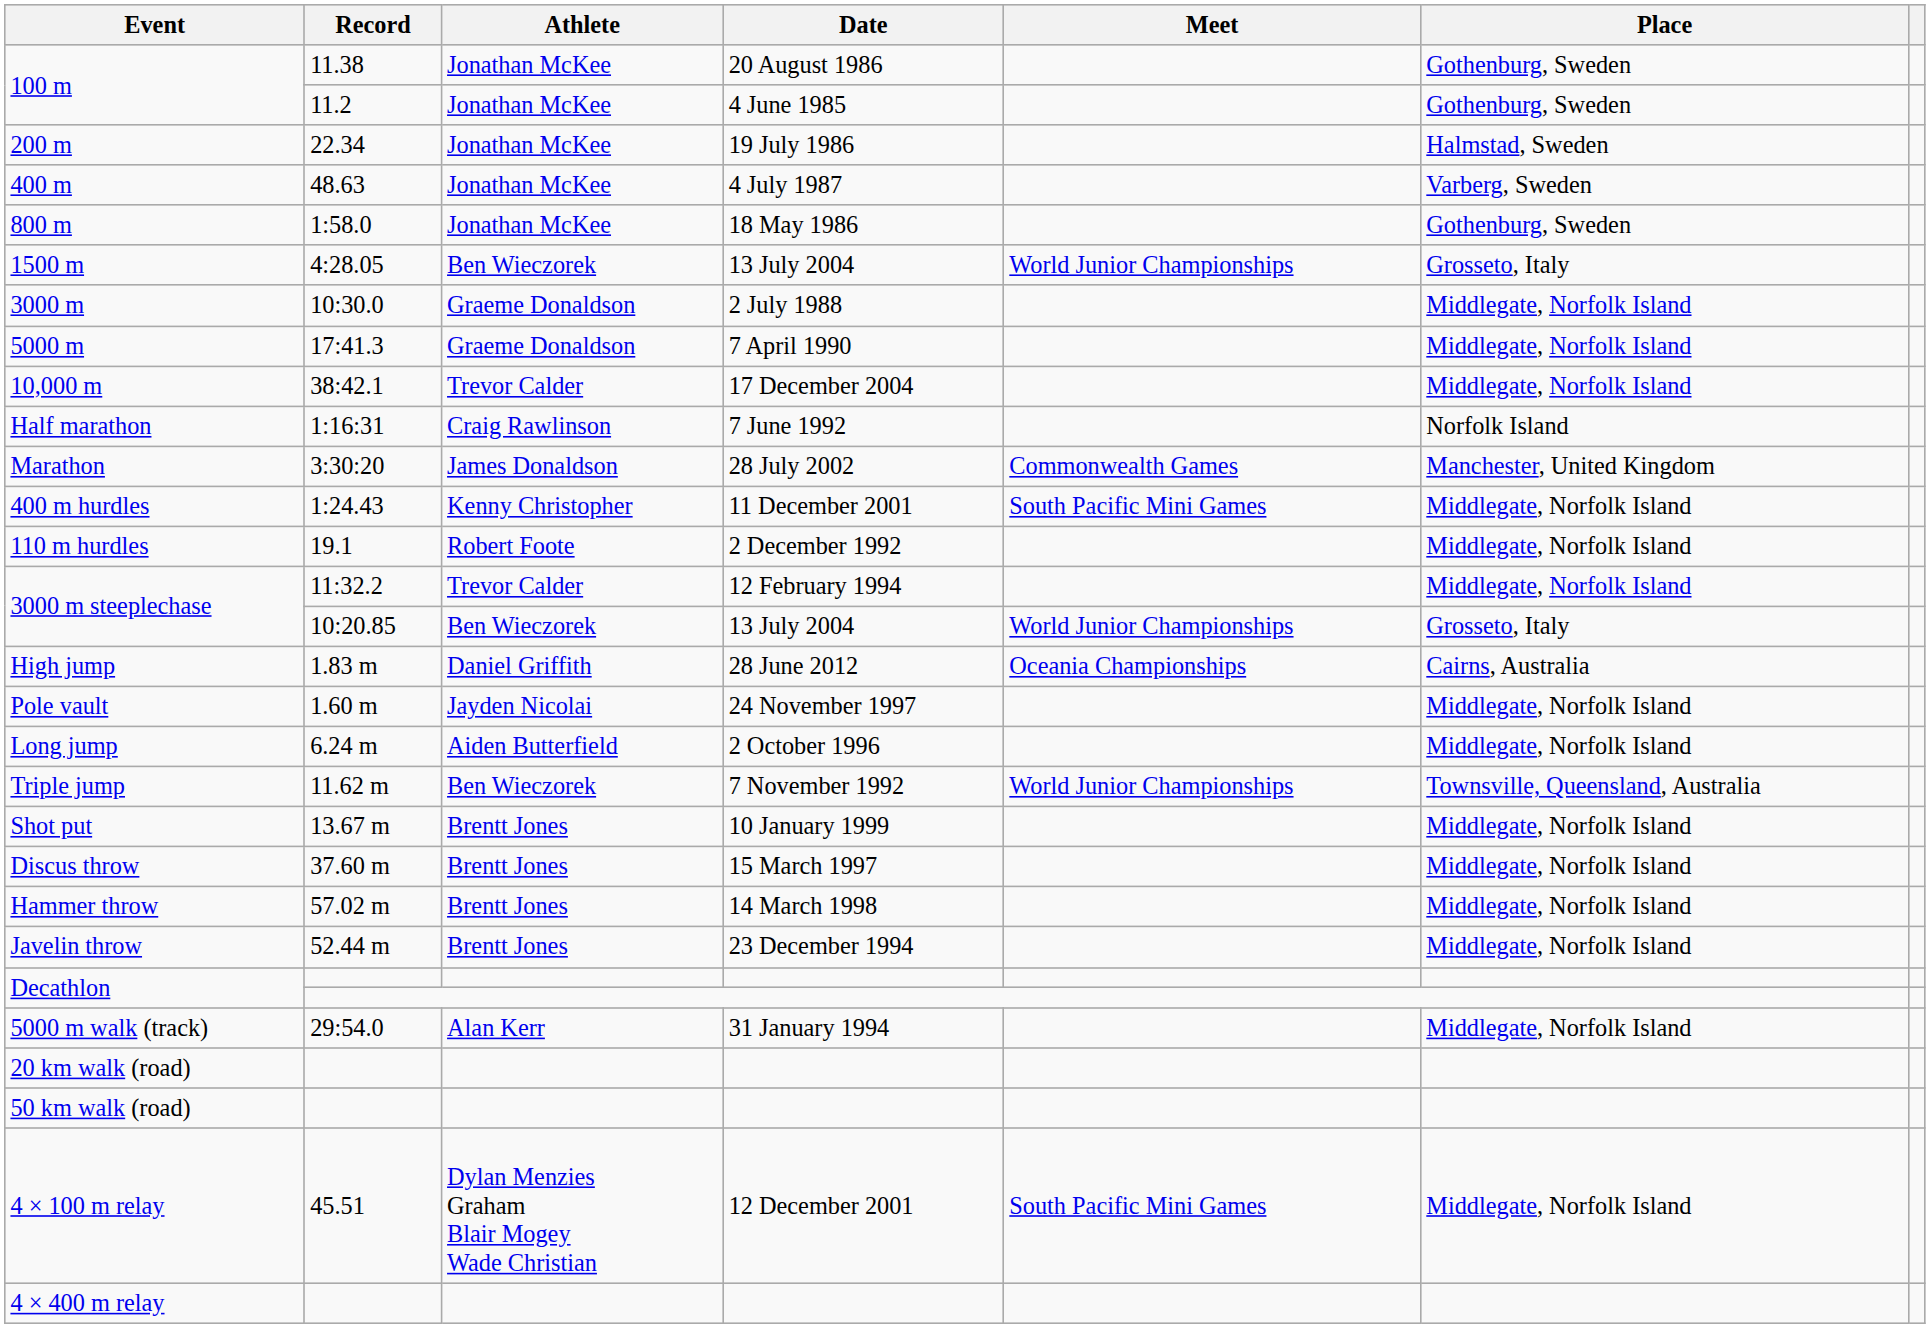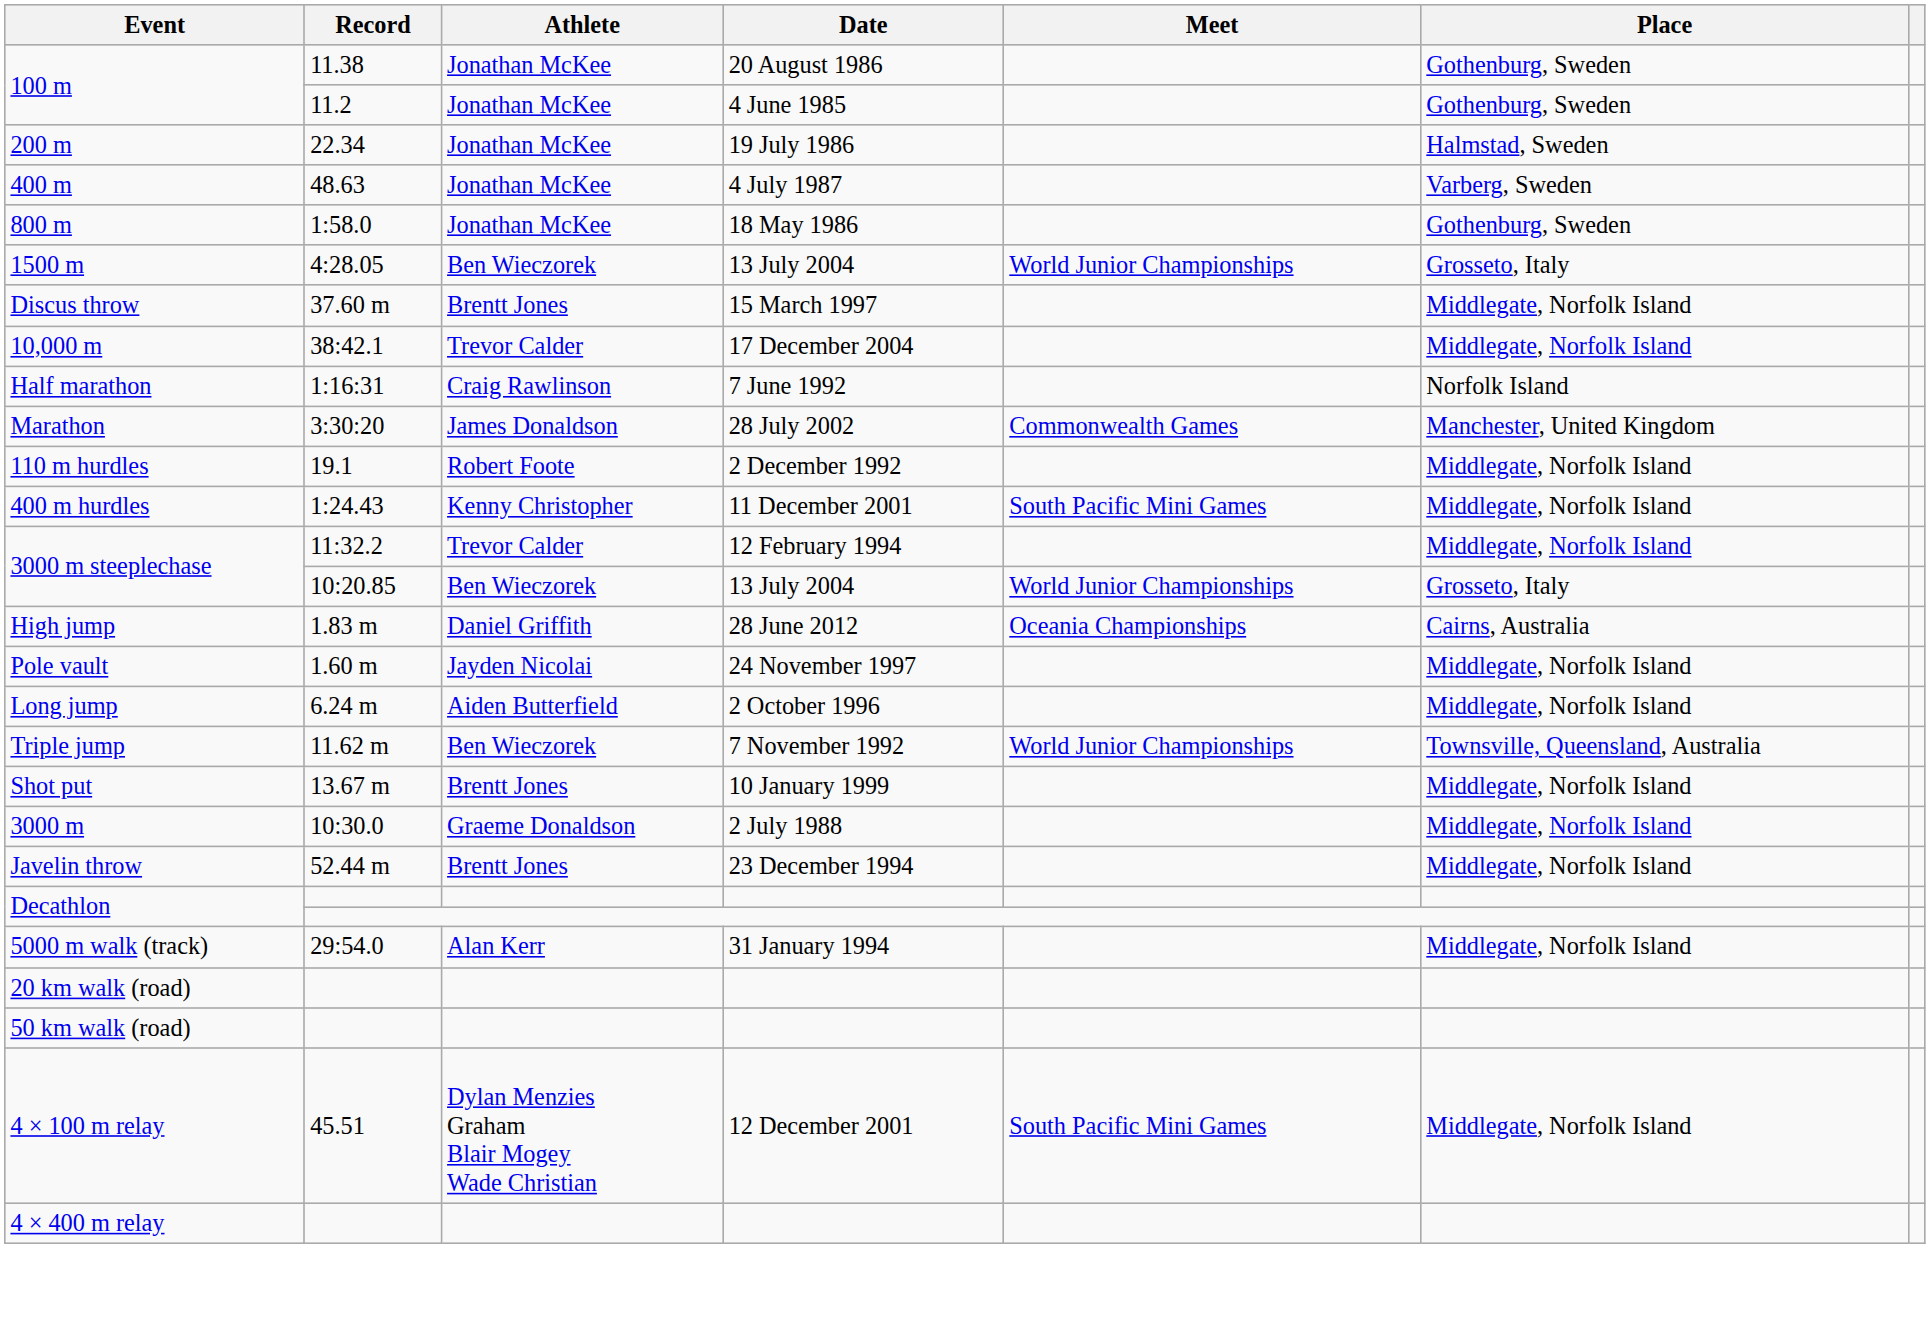rows swapped: (47, 305) <-> (75, 866)
- row: (47, 345)
rows swapped: (80, 546) <-> (80, 505)
- row: (84, 906)
